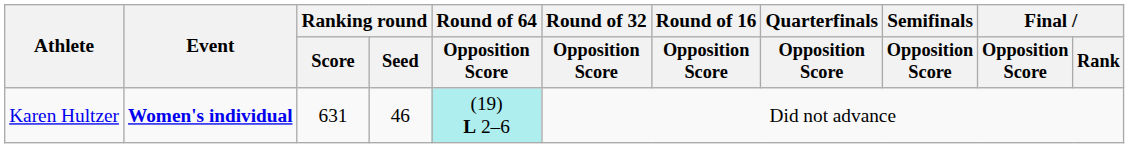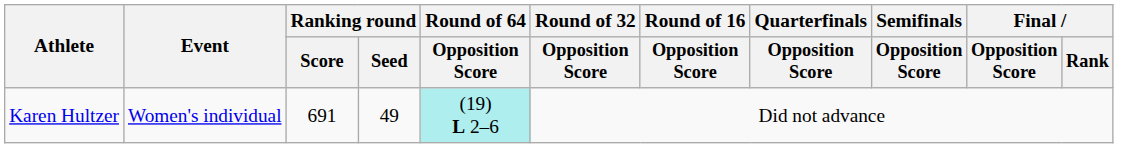(210, 115) bold -> (205, 115) normal
(333, 115) 631 -> (322, 115) 691
(400, 115) 46 -> (389, 115) 49
